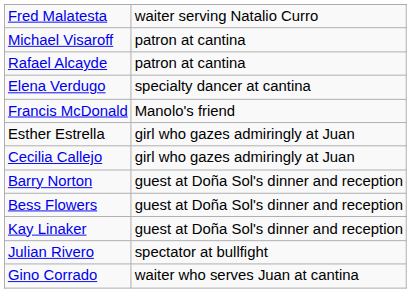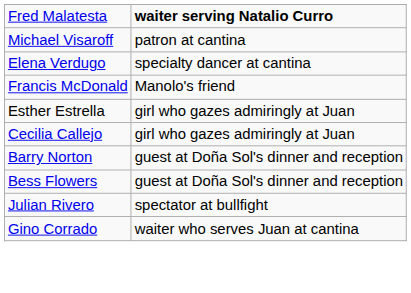(226, 16) normal -> (234, 16) bold
- row: (58, 63)
- row: (47, 228)
